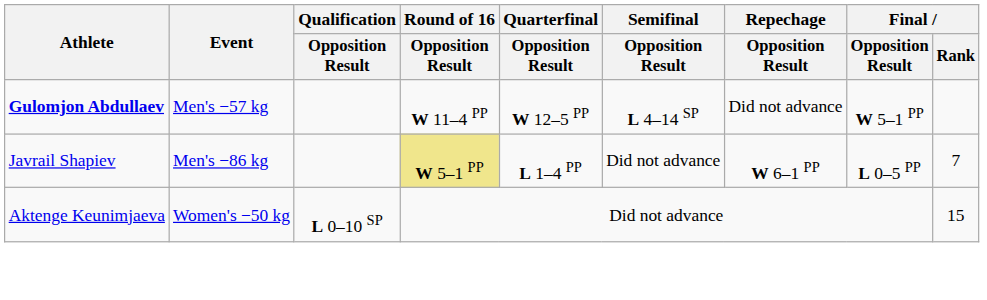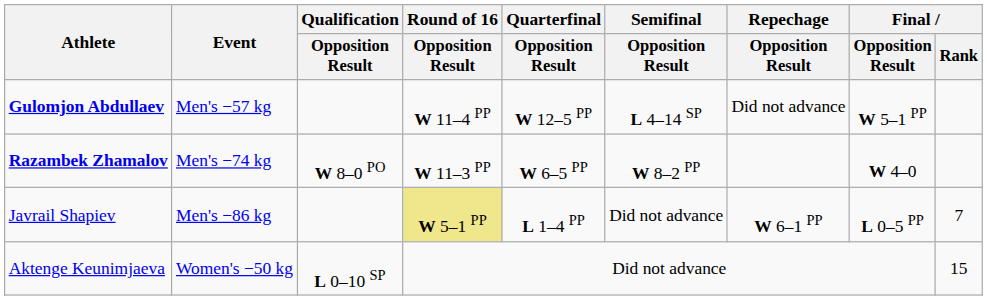+ row: (88, 161)
